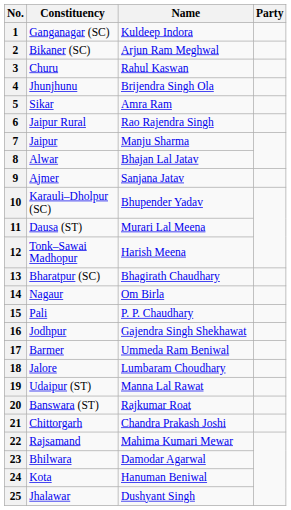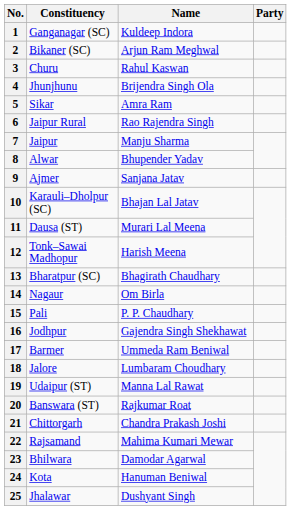(160, 159) Bhajan Lal Jatav -> (162, 159) Bhupender Yadav
(162, 202) Bhupender Yadav -> (160, 202) Bhajan Lal Jatav
